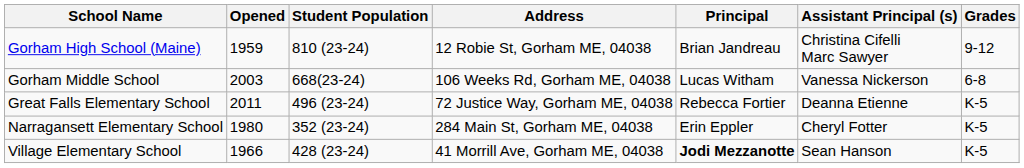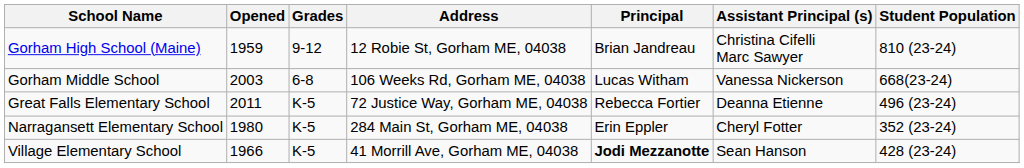columns swapped: (990, 16) <-> (360, 16)
